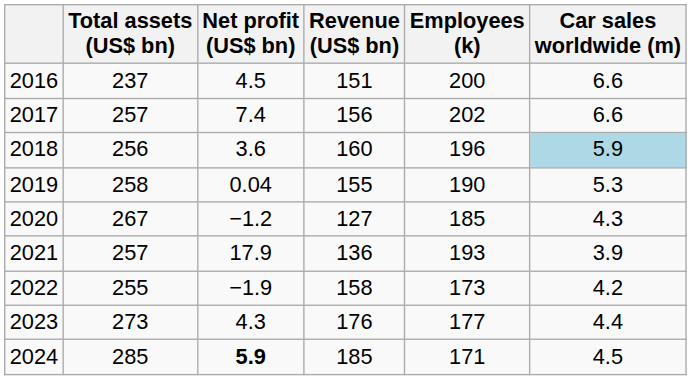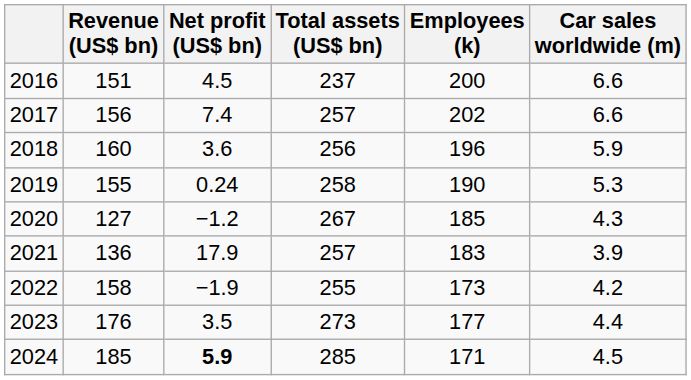columns swapped: (354, 33) <-> (130, 33)
(608, 149) lightblue background -> (608, 149) no background
(251, 184) 0.04 -> (217, 184) 0.24
(467, 253) 193 -> (467, 253) 183
(251, 322) 4.3 -> (217, 322) 3.5
